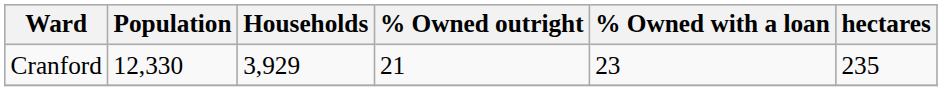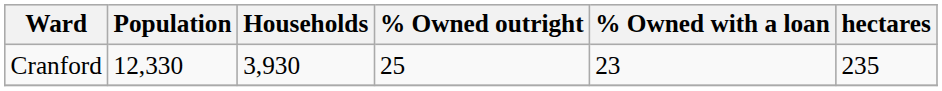(272, 64) 3,929 -> (272, 64) 3,930
(393, 64) 21 -> (393, 64) 25
